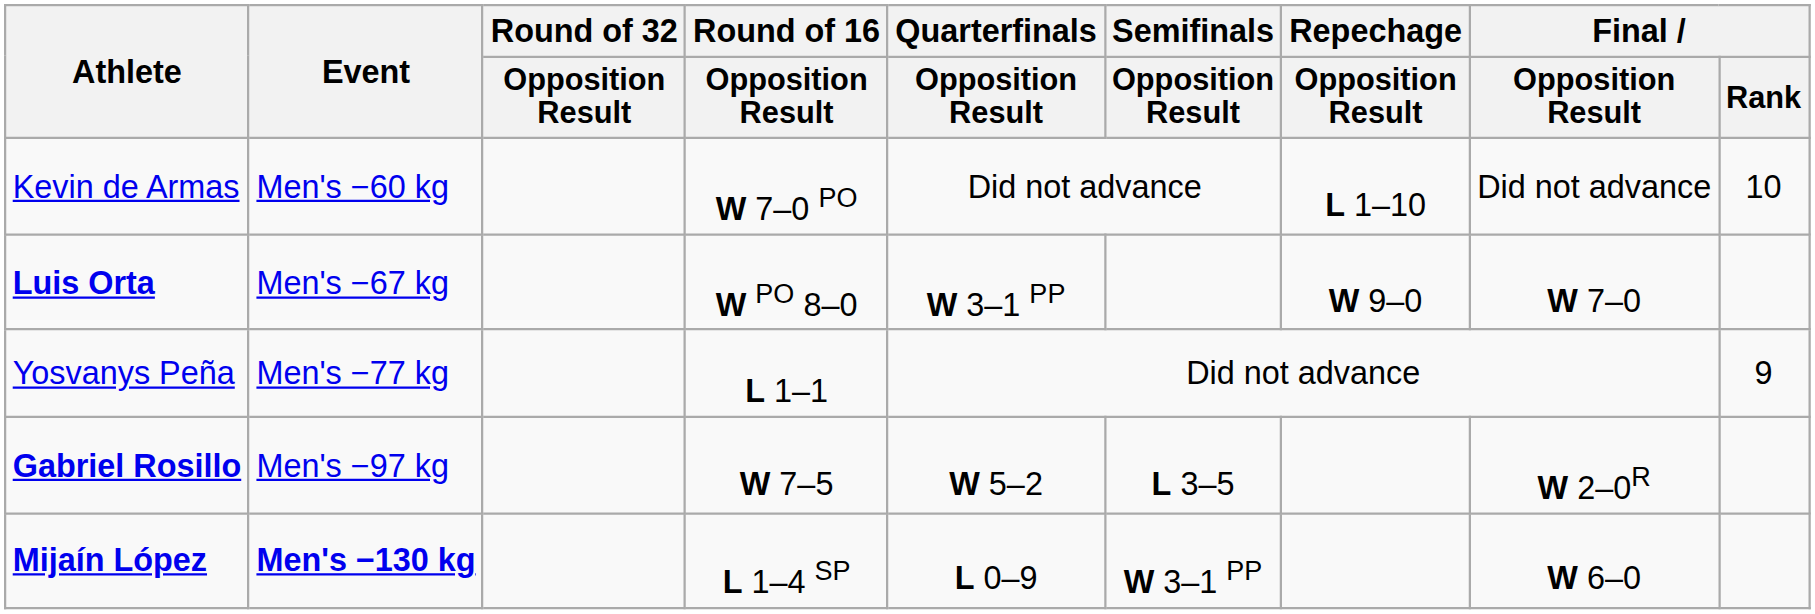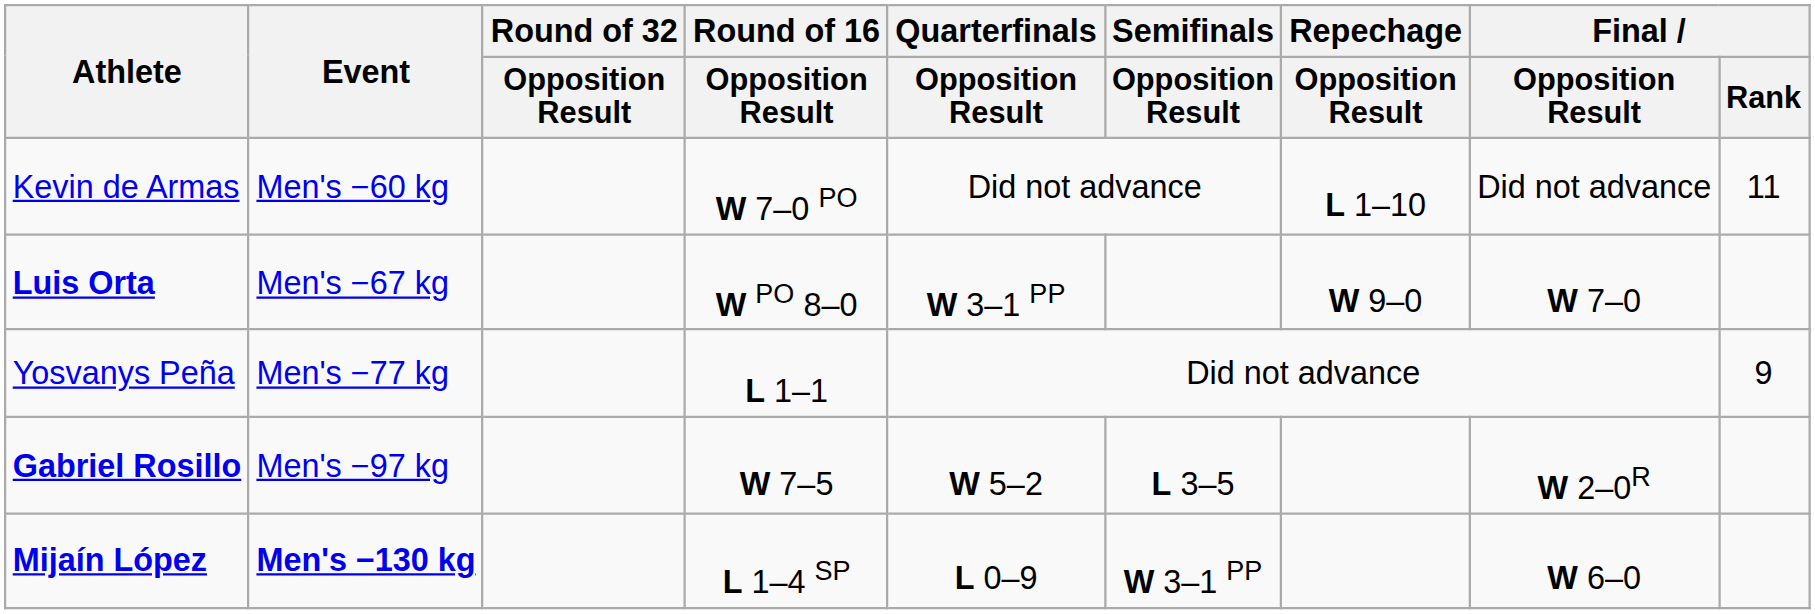(1764, 187) 10 -> (1764, 187) 11
